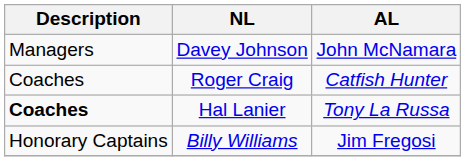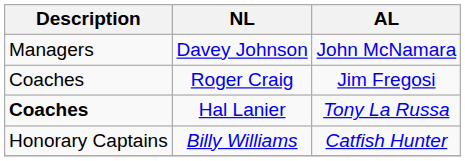(386, 79) Catfish Hunter -> (386, 79) Jim Fregosi
(386, 140) Jim Fregosi -> (386, 140) Catfish Hunter
